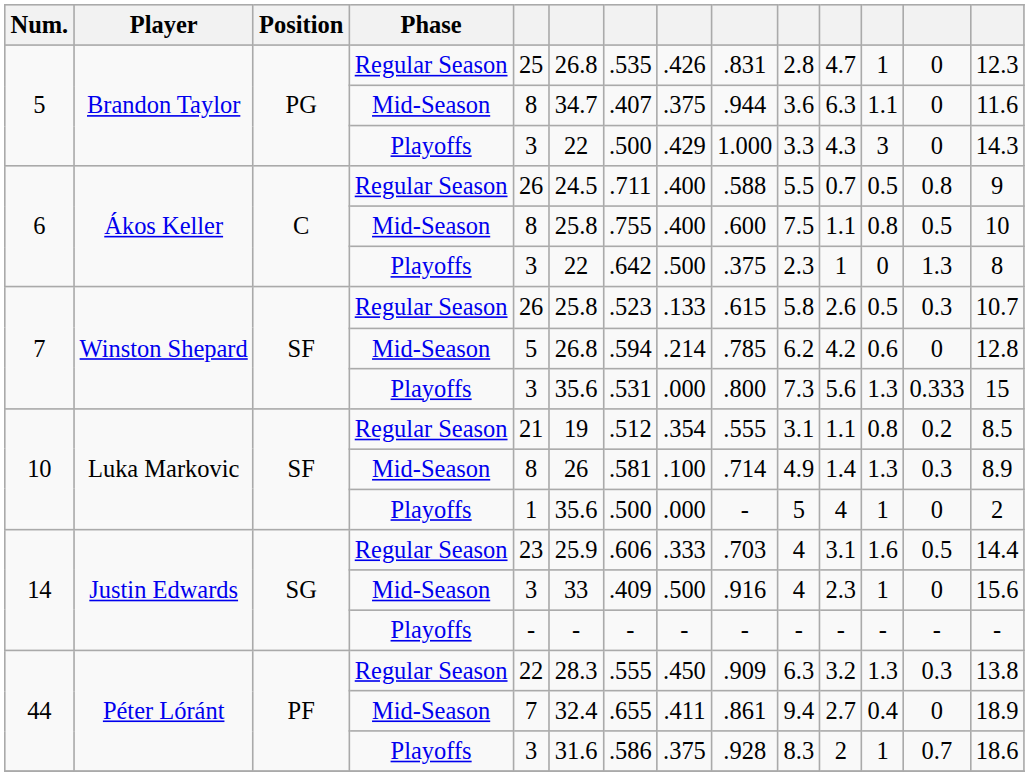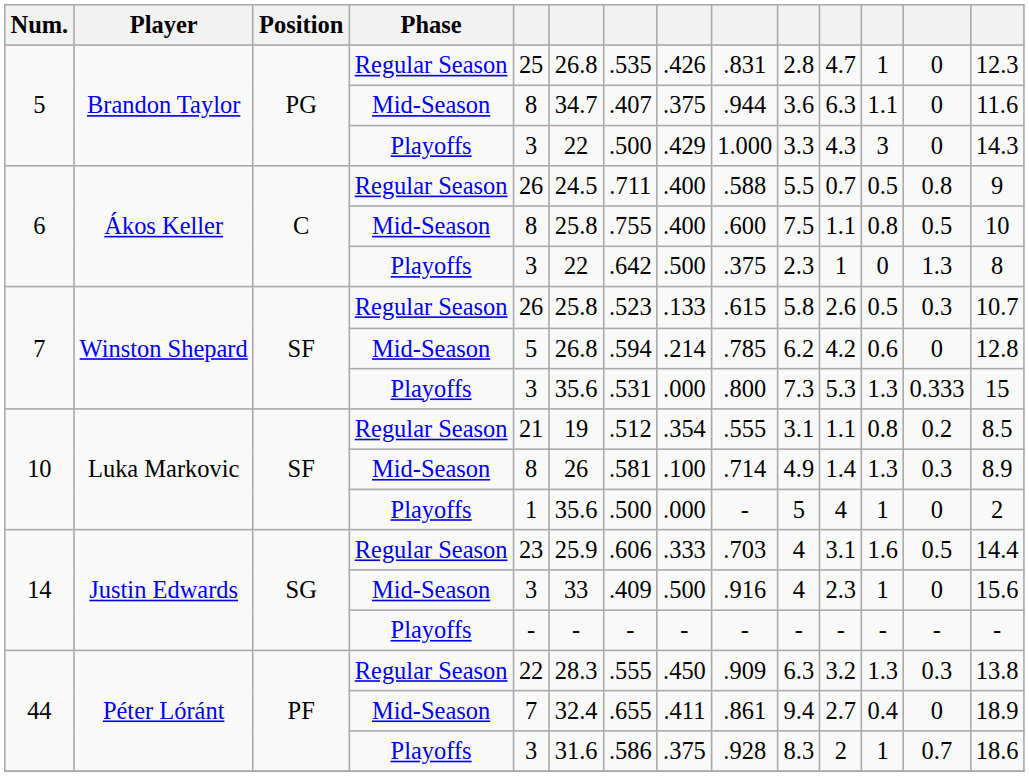(841, 388) 5.6 -> (841, 388) 5.3
